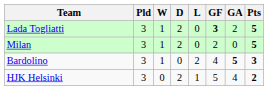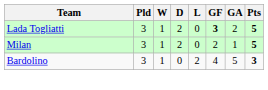(235, 45) 0 -> (235, 45) 1
(235, 61) bold -> (235, 61) normal
- row: (35, 77)
